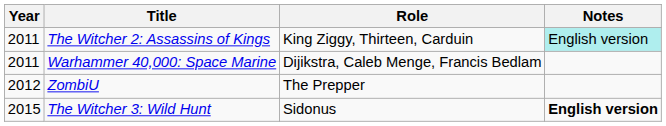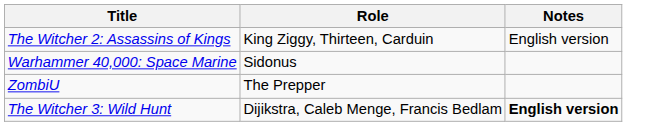- column: (24, 16)
(598, 39) paleturquoise background -> (559, 39) no background
(412, 62) Dijikstra, Caleb Menge, Francis Bedlam -> (270, 62) Sidonus
(310, 109) Sidonus -> (373, 109) Dijikstra, Caleb Menge, Francis Bedlam
